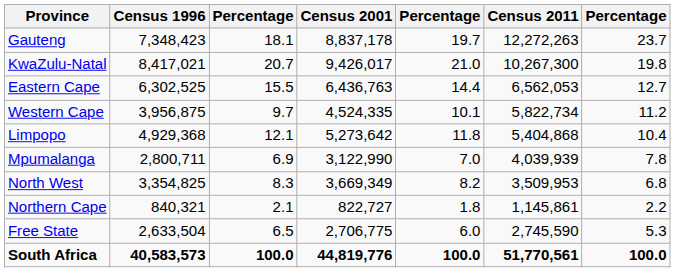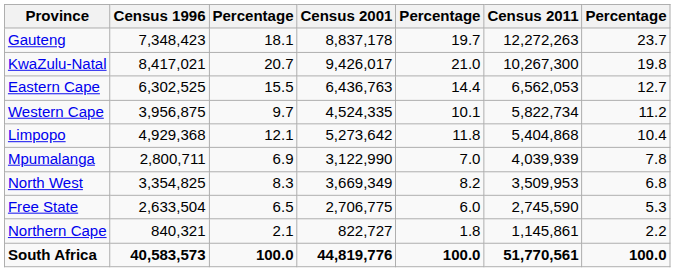rows swapped: (43, 231) <-> (57, 207)
